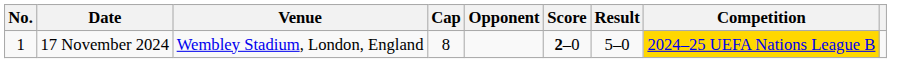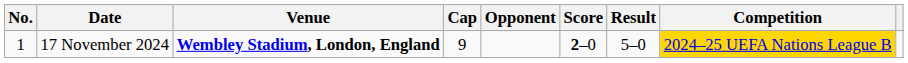(300, 44) normal -> (308, 44) bold
(446, 44) 8 -> (462, 44) 9
